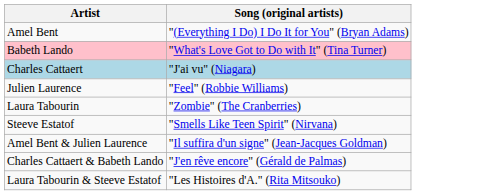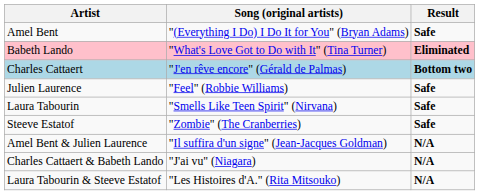+ column: (443, 13)
(212, 69) "J'ai vu" (Niagara) -> (257, 69) "J'en rêve encore" (Gérald de Palmas)
(235, 106) "Zombie" (The Cranberries) -> (253, 106) "Smells Like Teen Spirit" (Nirvana)
(253, 124) "Smells Like Teen Spirit" (Nirvana) -> (235, 124) "Zombie" (The Cranberries)
(257, 161) "J'en rêve encore" (Gérald de Palmas) -> (212, 161) "J'ai vu" (Niagara)
